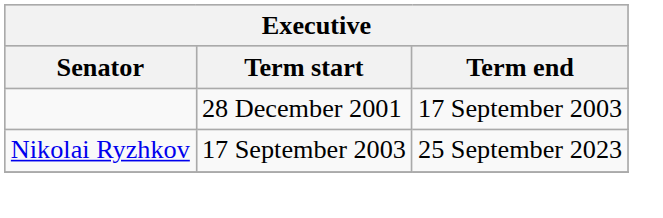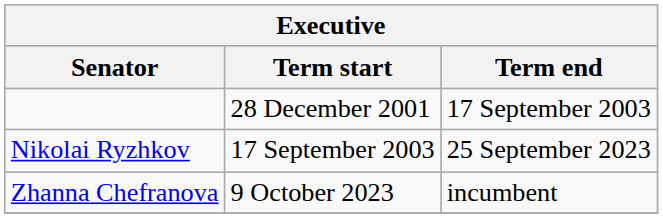+ row: (115, 191)
